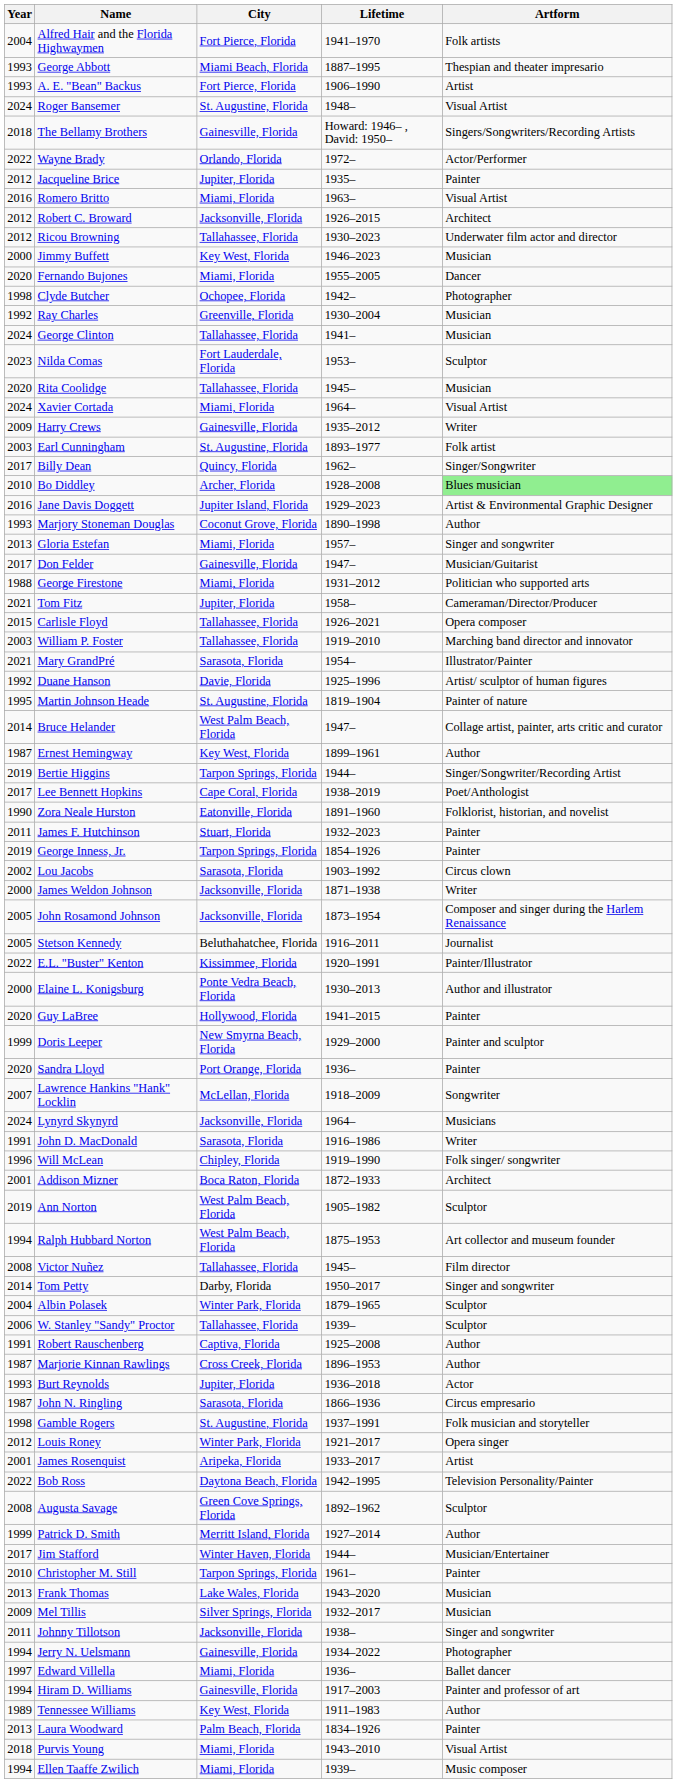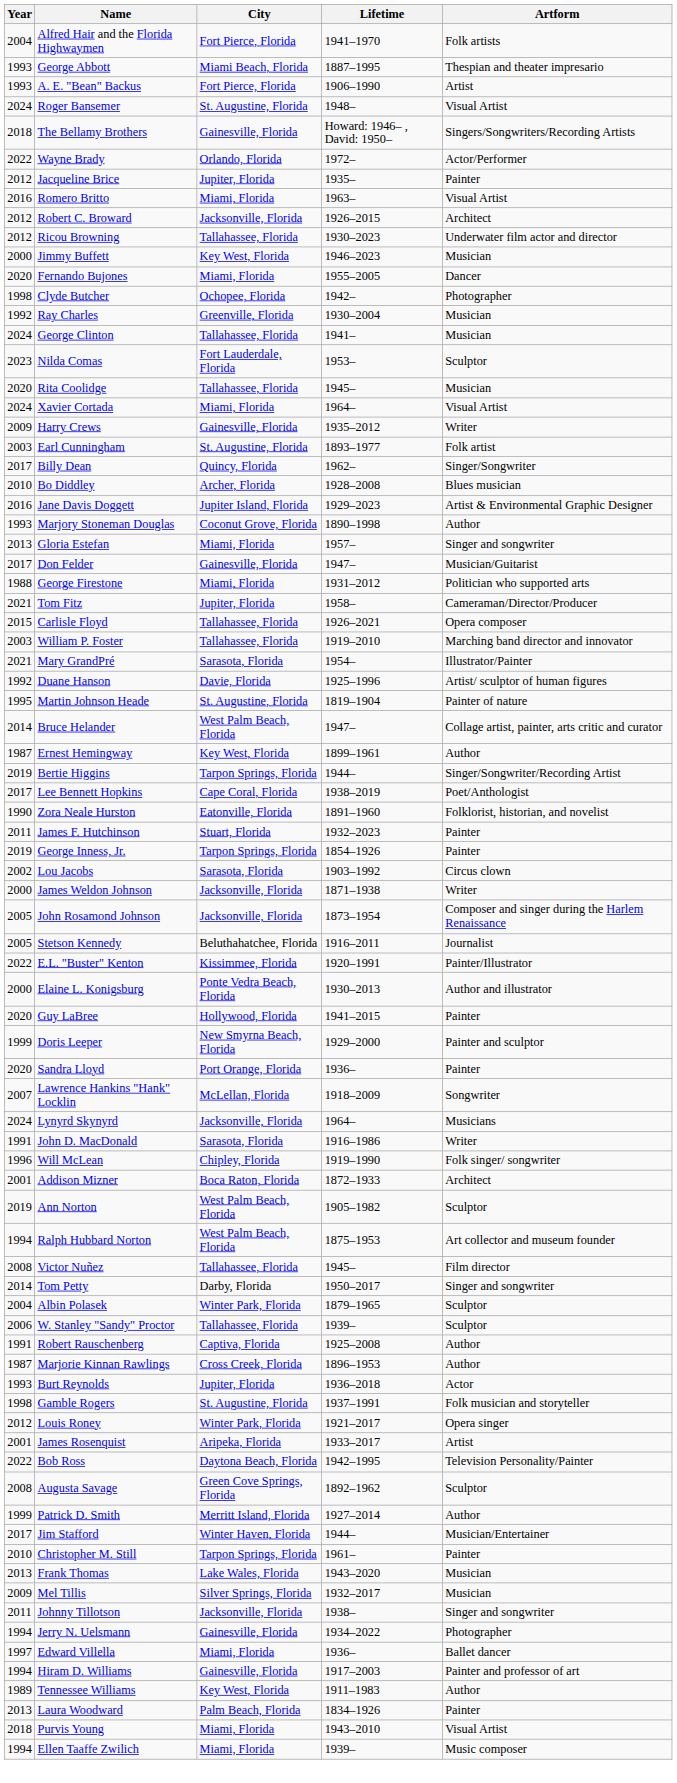(483, 485) lightgreen background -> (483, 485) no background
- row: (80, 1403)
